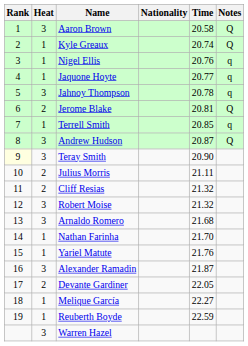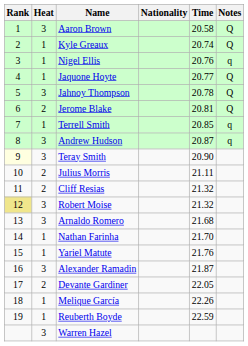(230, 76) q -> (230, 76) Q
(230, 92) q -> (230, 92) Q
(230, 141) Q -> (230, 141) q
(18, 205) no background -> (18, 205) khaki background
(203, 301) 22.27 -> (203, 301) 22.26
